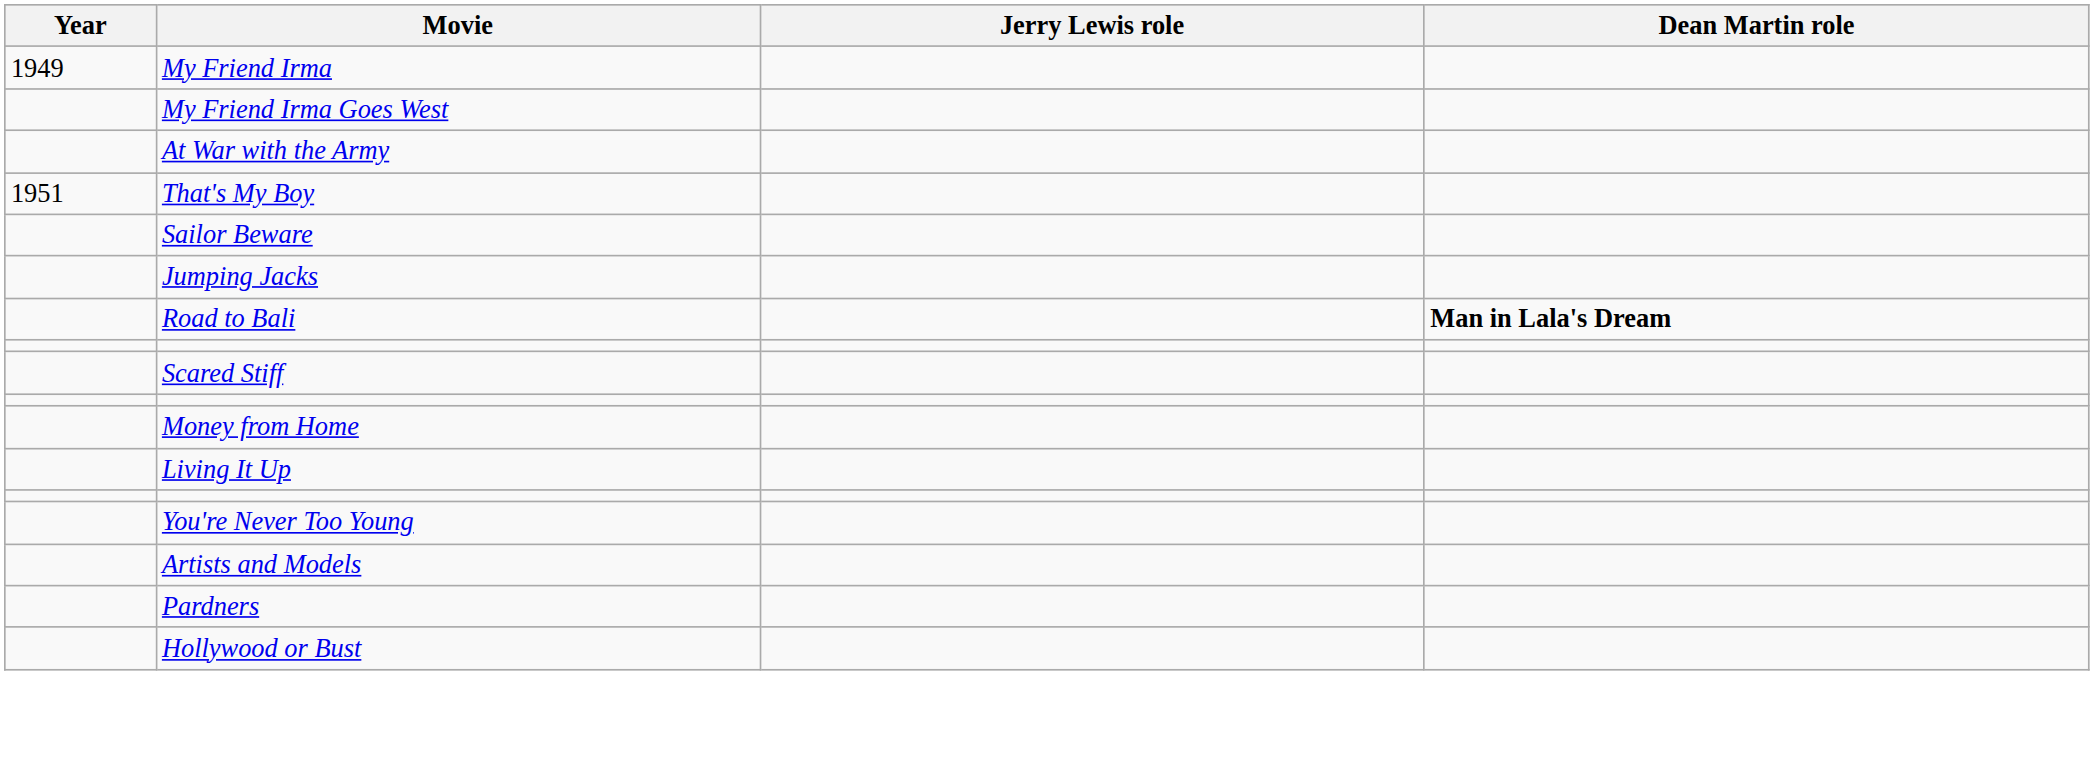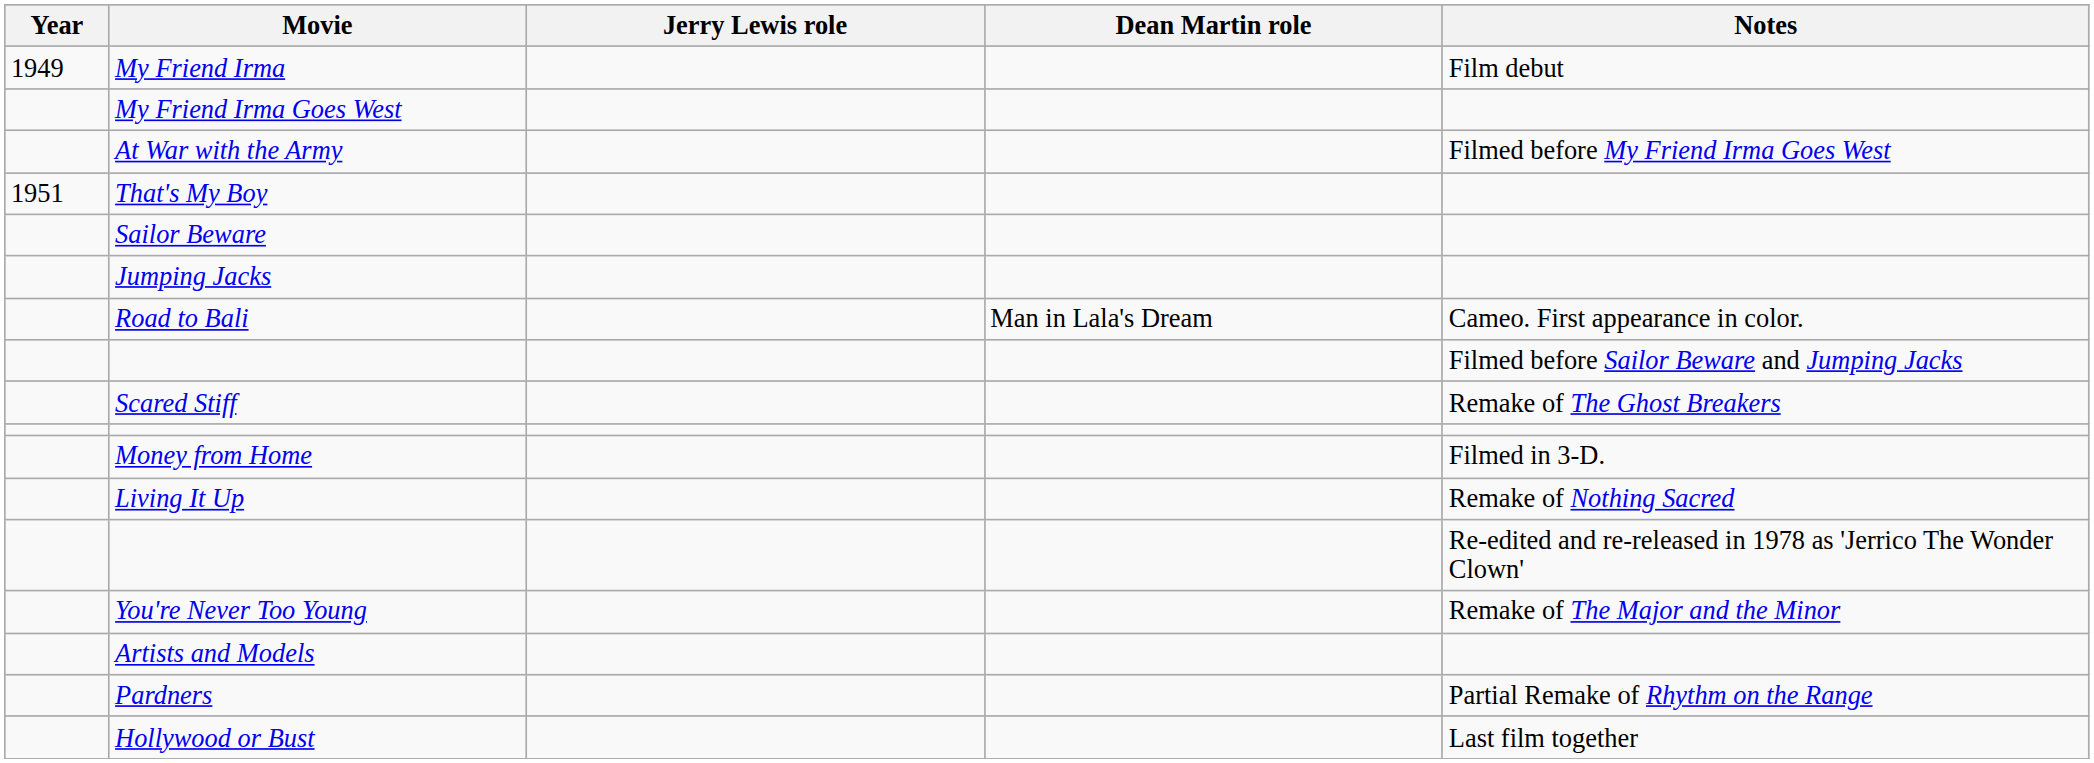+ column: (1766, 25)
(1551, 318) bold -> (1102, 318) normal
